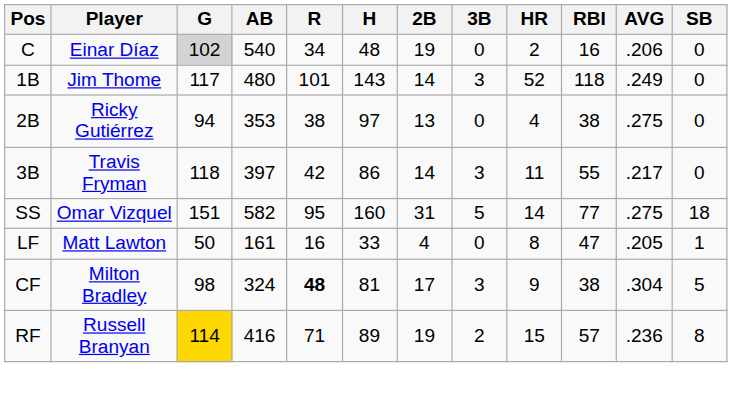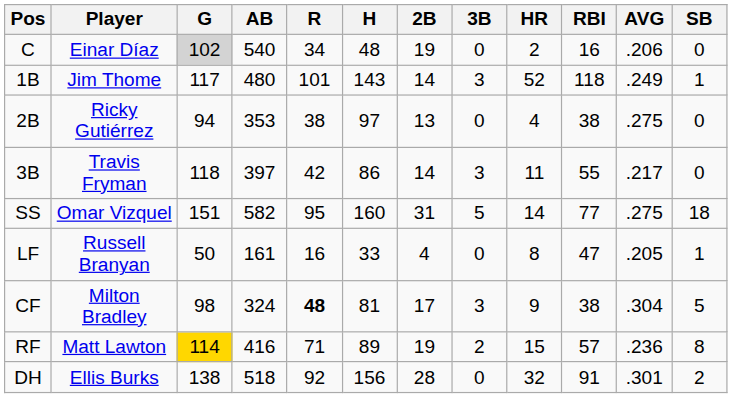(699, 79) 0 -> (699, 79) 1
(114, 243) Matt Lawton -> (114, 254) Russell Branyan
(114, 336) Russell Branyan -> (114, 346) Matt Lawton
+ row: (28, 377)
